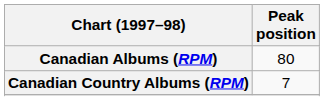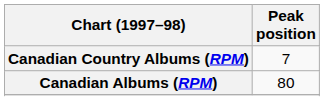rows swapped: (128, 58) <-> (128, 82)
